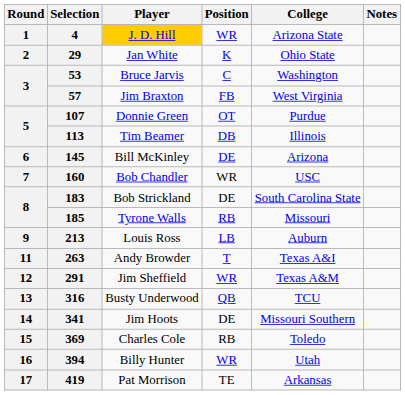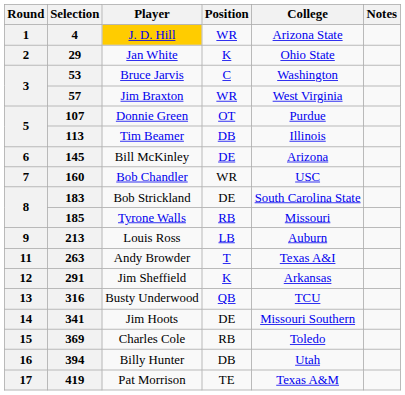(227, 95) FB -> (227, 95) WR
(227, 278) WR -> (227, 278) K
(308, 278) Texas A&M -> (308, 278) Arkansas
(227, 359) WR -> (227, 359) DB
(308, 380) Arkansas -> (308, 380) Texas A&M
